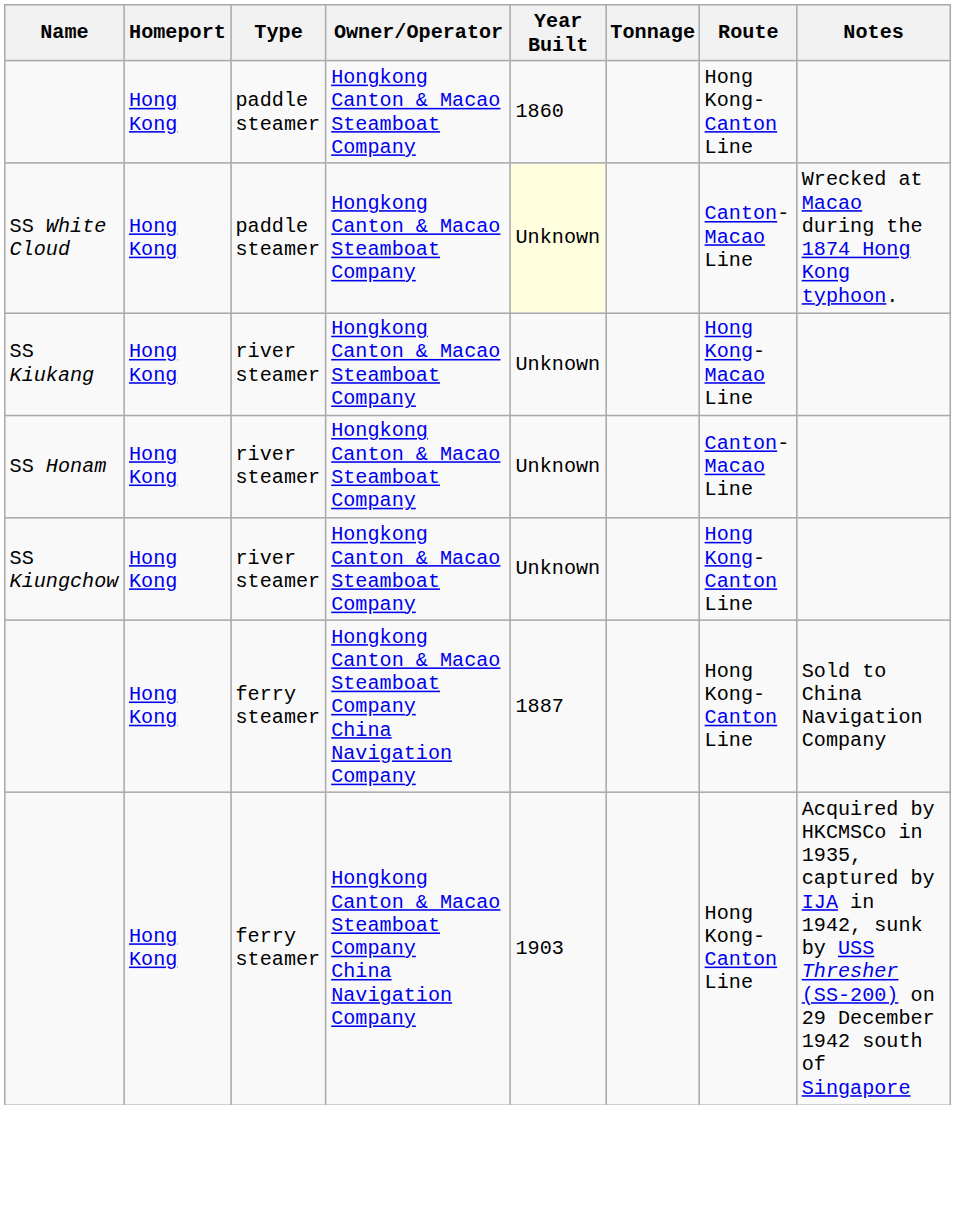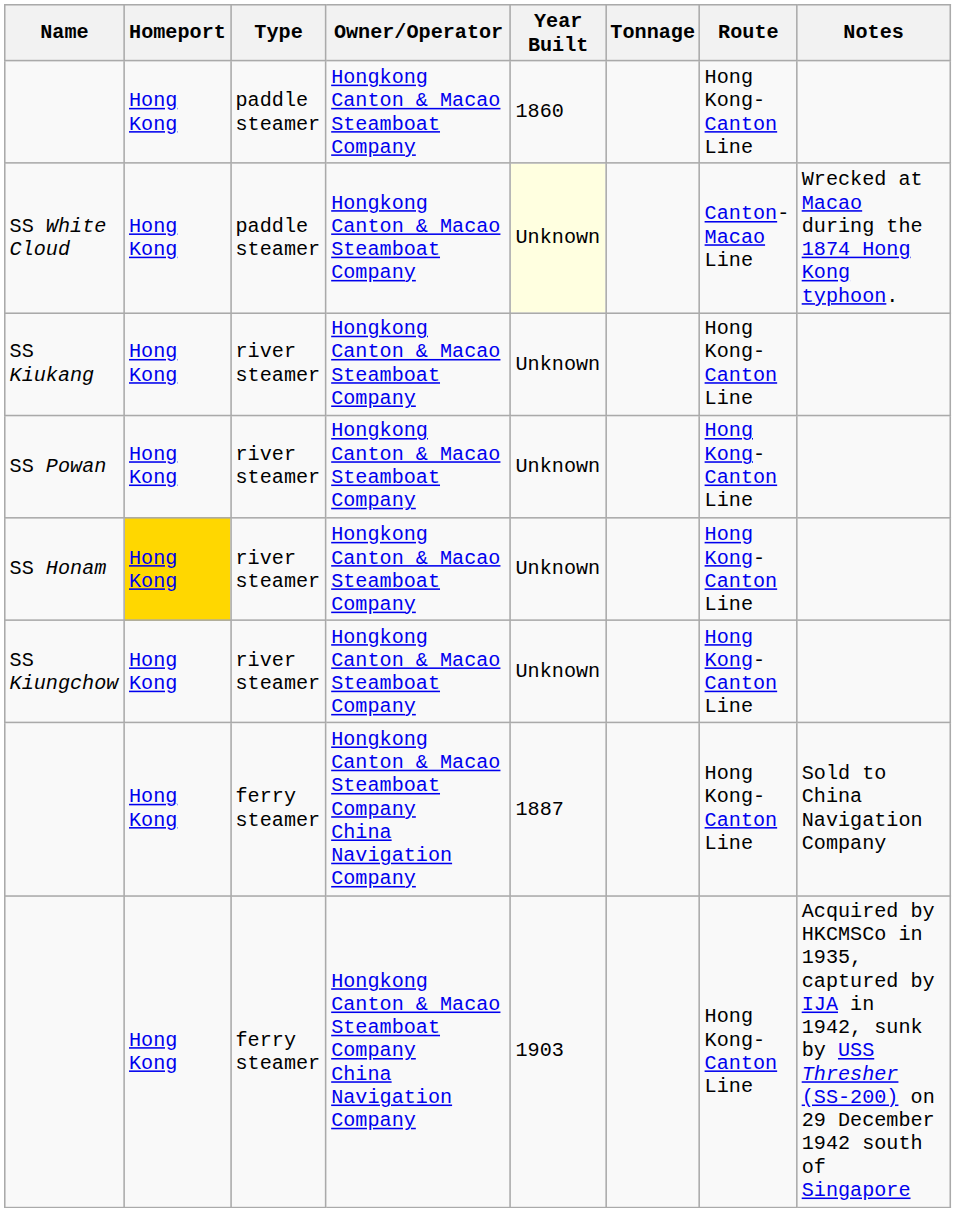(735, 364) Hong Kong-Macao Line -> (741, 364) Hong Kong-Canton Line
+ row: (58, 466)
(153, 466) no background -> (153, 569) gold background
(747, 466) Canton-Macao Line -> (741, 569) Hong Kong-Canton Line
